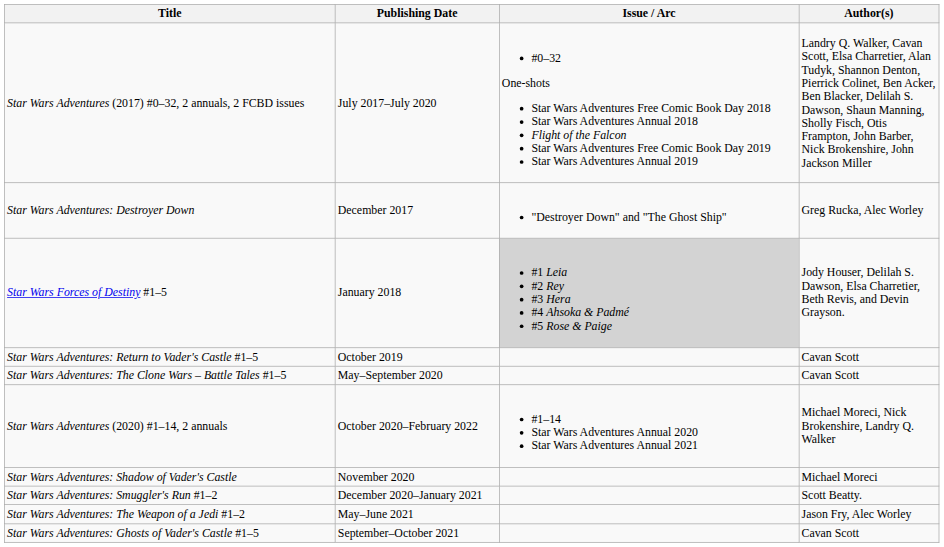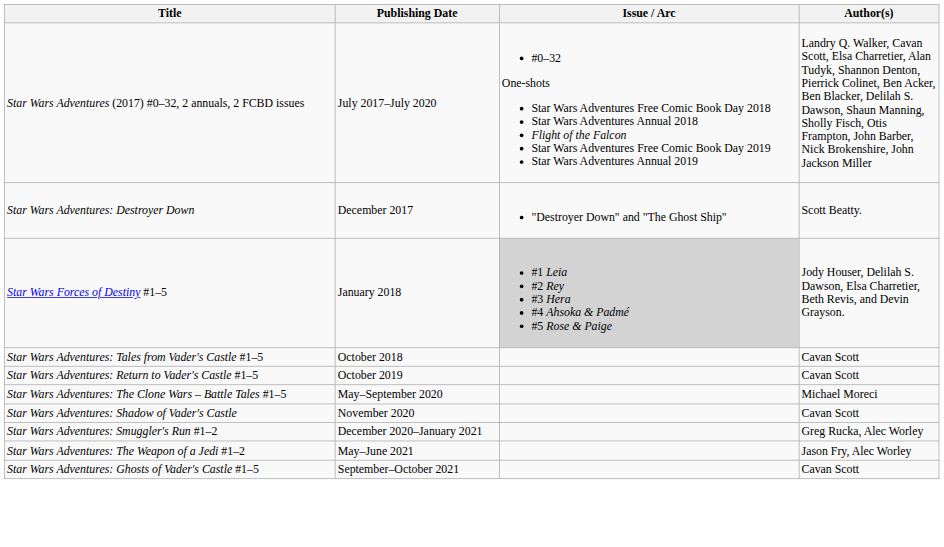(862, 210) Greg Rucka, Alec Worley -> (832, 210) Scott Beatty.
+ row: (135, 356)
(830, 375) Cavan Scott -> (840, 394) Michael Moreci
- row: (117, 426)
(840, 476) Michael Moreci -> (830, 413) Cavan Scott
(832, 495) Scott Beatty. -> (862, 431) Greg Rucka, Alec Worley
